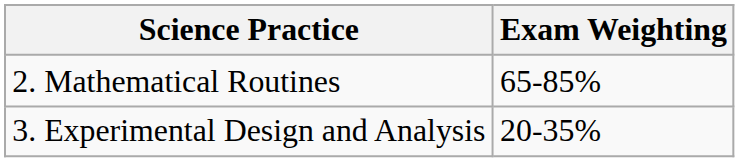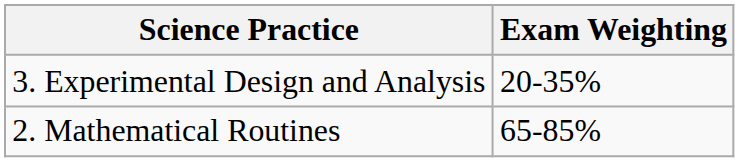rows swapped: (176, 80) <-> (249, 130)
